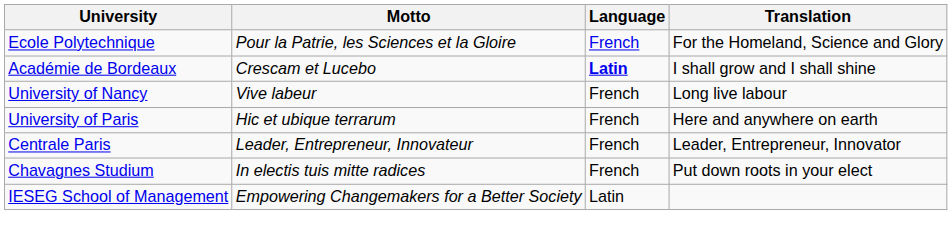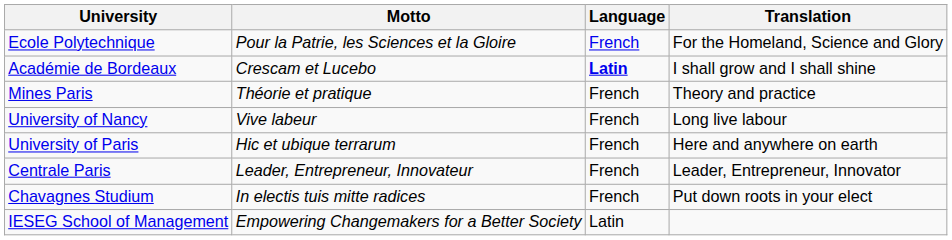+ row: (50, 94)
